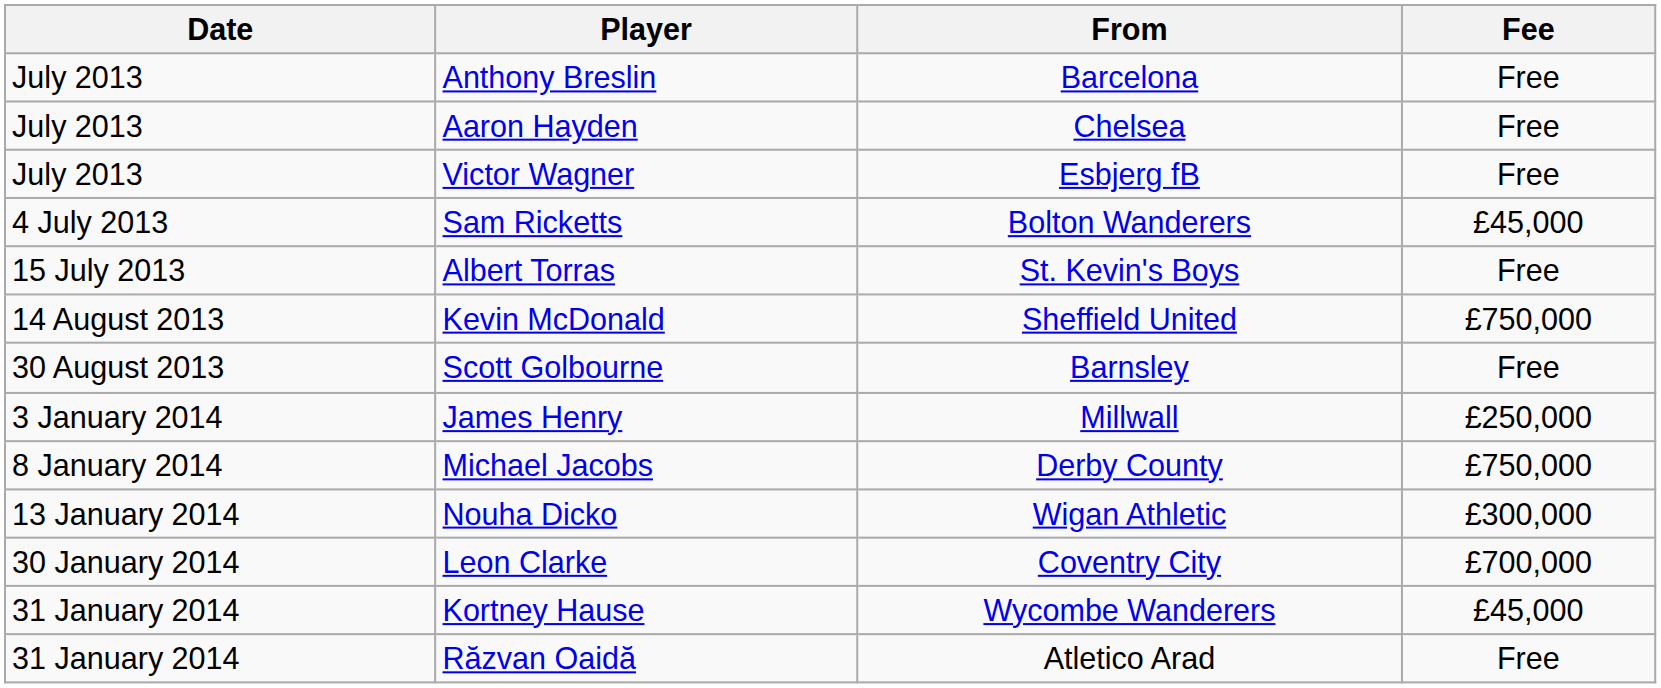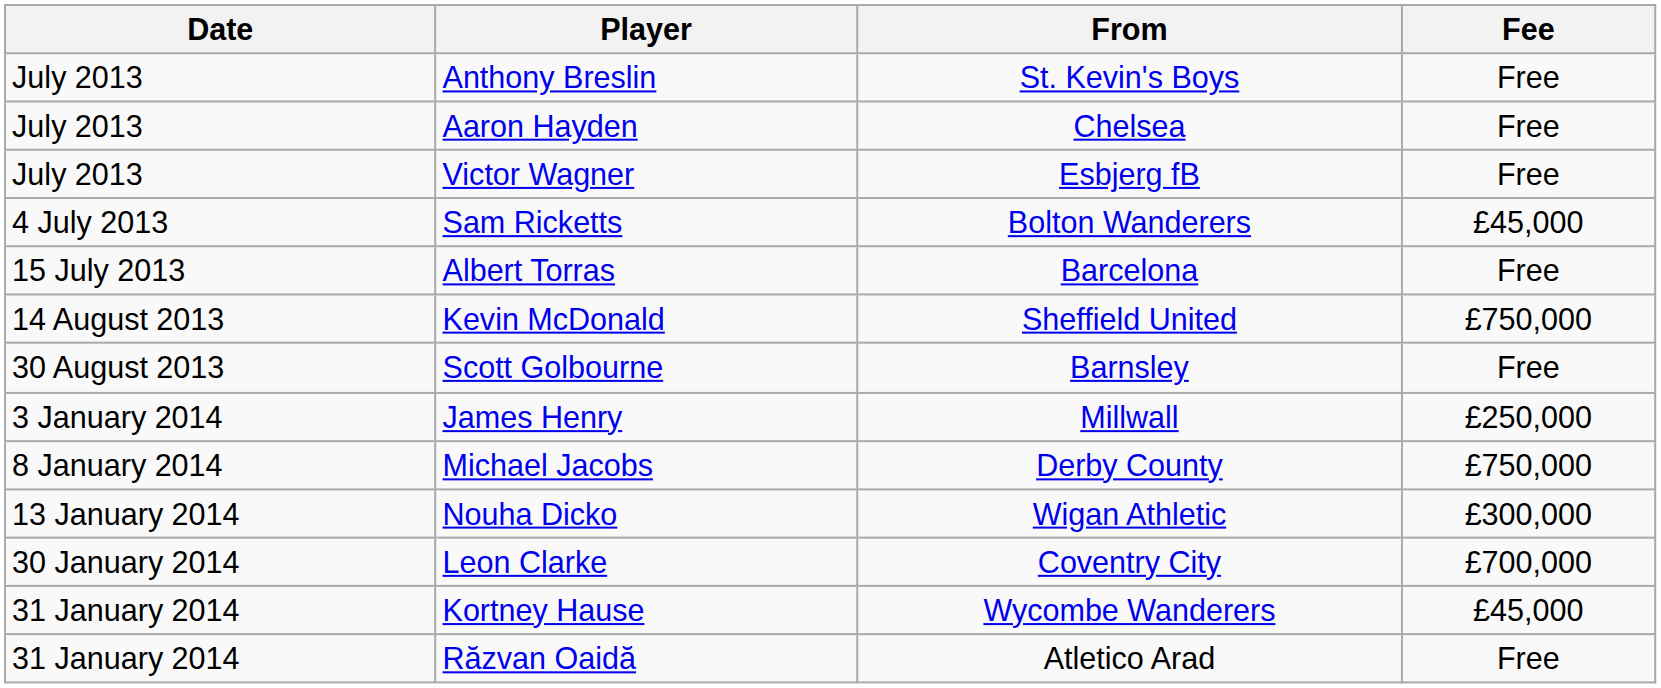(1129, 78) Barcelona -> (1129, 78) St. Kevin's Boys
(1129, 271) St. Kevin's Boys -> (1129, 271) Barcelona
